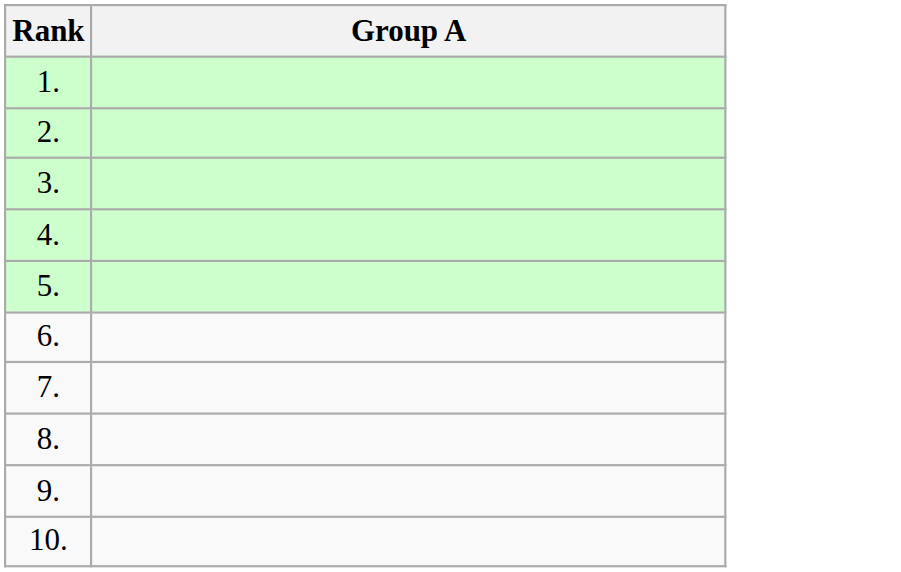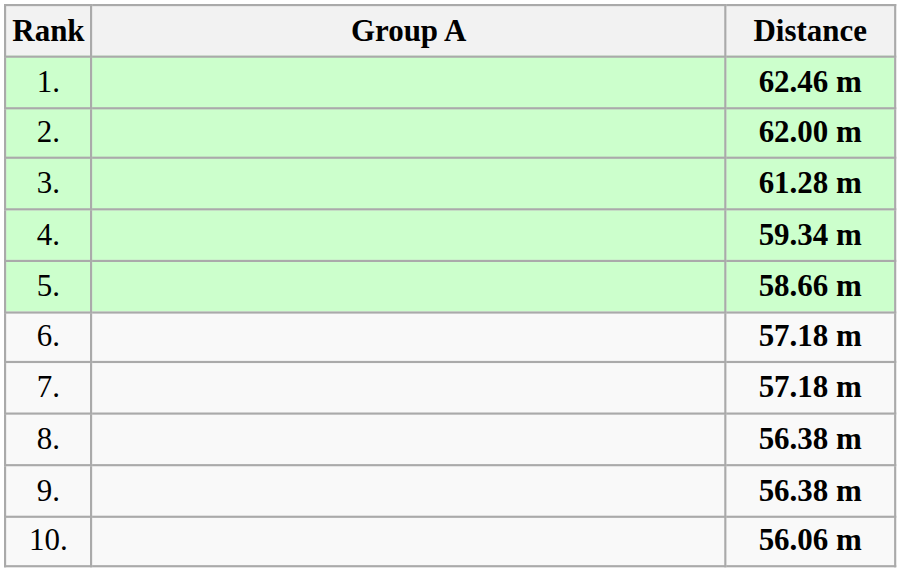+ column: (810, 30)
